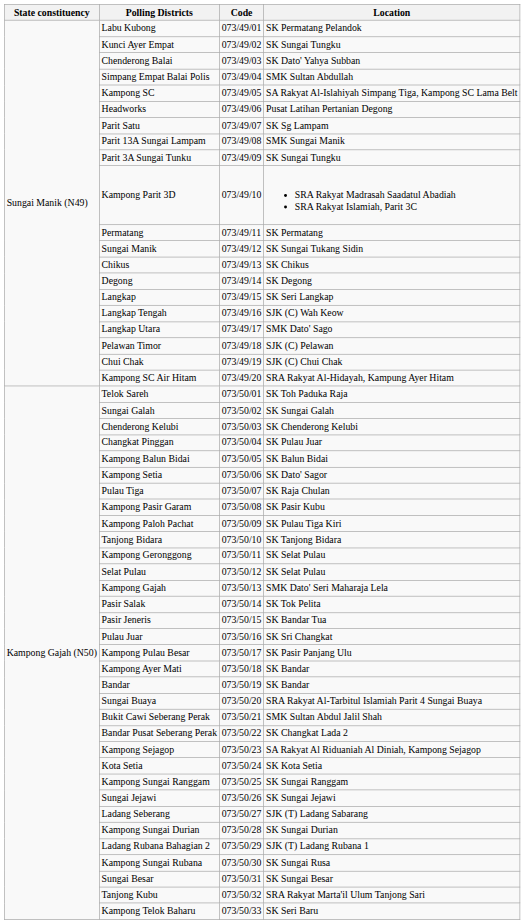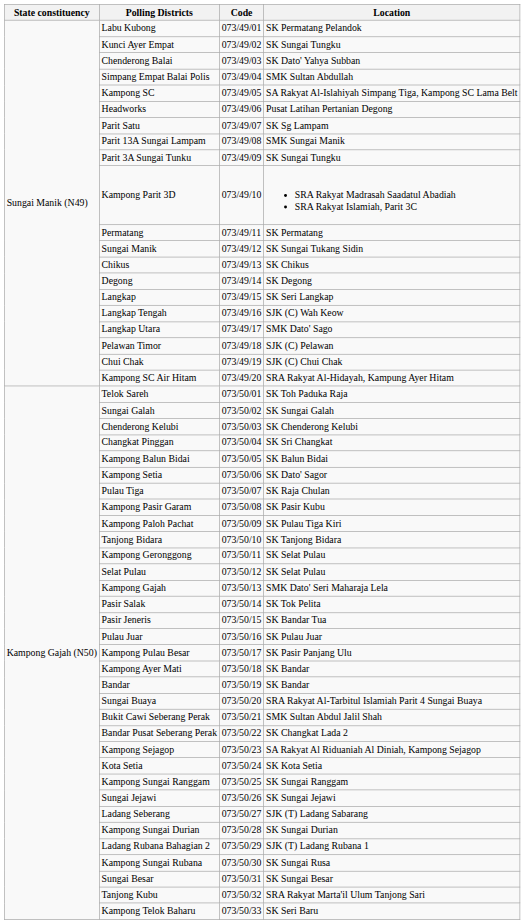(294, 442) SK Pulau Juar -> (299, 442) SK Sri Changkat
(299, 636) SK Sri Changkat -> (294, 636) SK Pulau Juar
